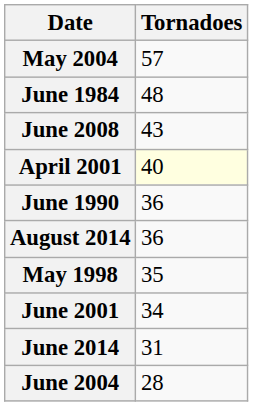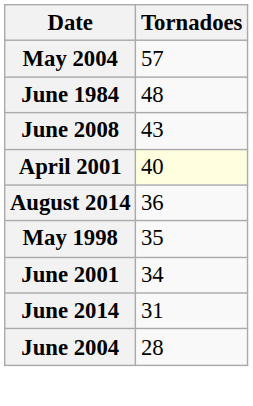- row: (70, 202)
